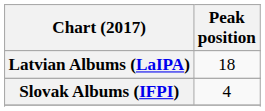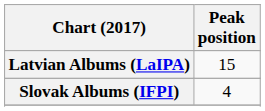(227, 64) 18 -> (227, 64) 15
